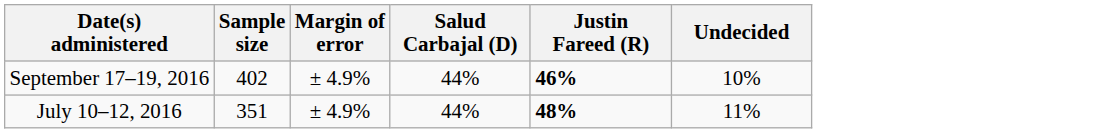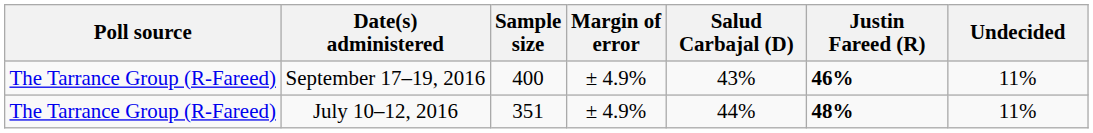+ column: (143, 32)
(252, 77) 402 -> (528, 77) 400
(460, 77) 44% -> (736, 77) 43%
(742, 77) 10% -> (1018, 77) 11%
